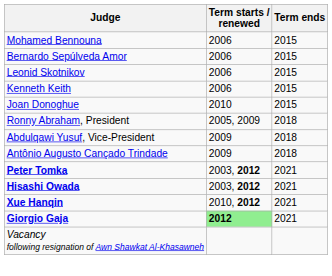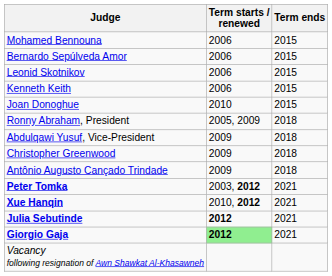+ row: (61, 154)
- row: (43, 186)
+ row: (45, 219)
